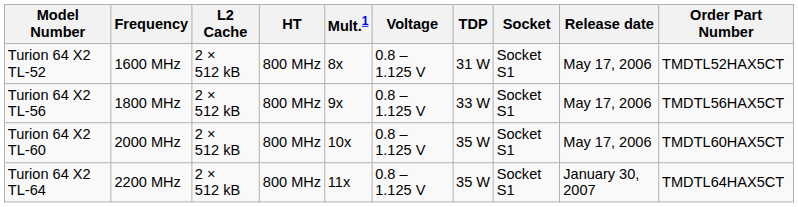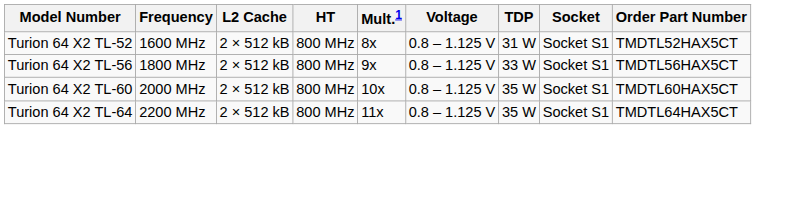- column: (609, 24)
